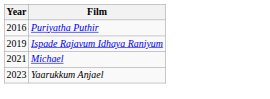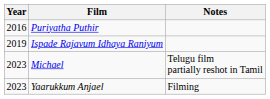+ column: (215, 12)
(17, 59) 2021 -> (17, 65) 2023
